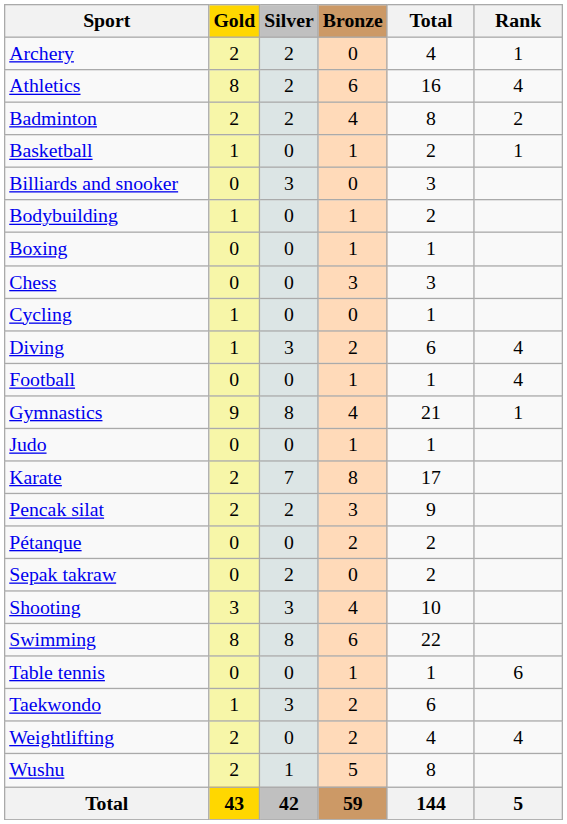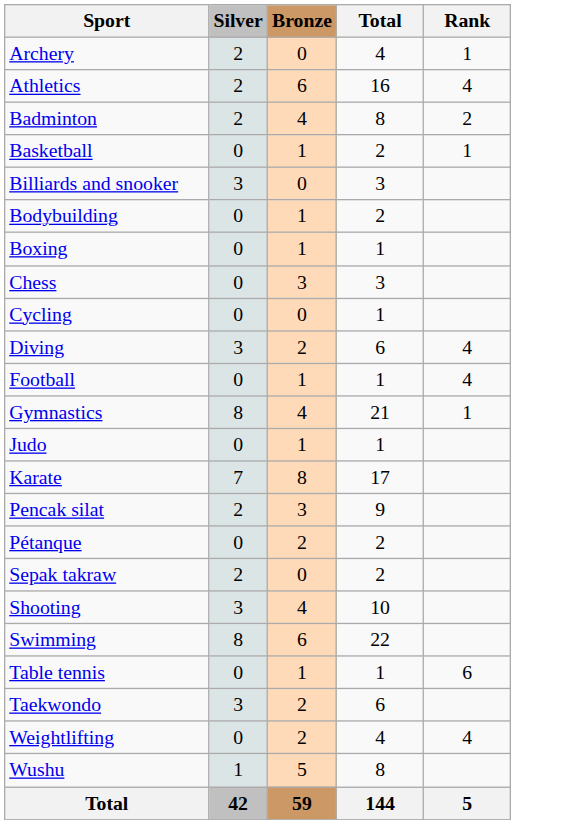- column: (234, 20)
